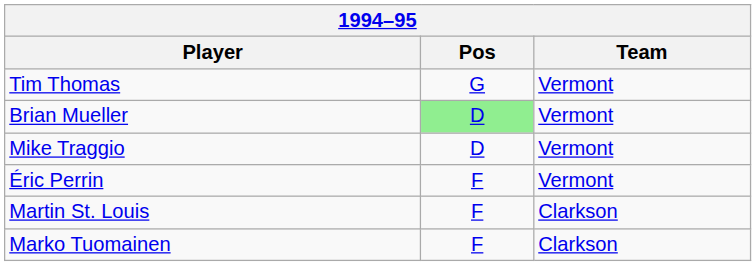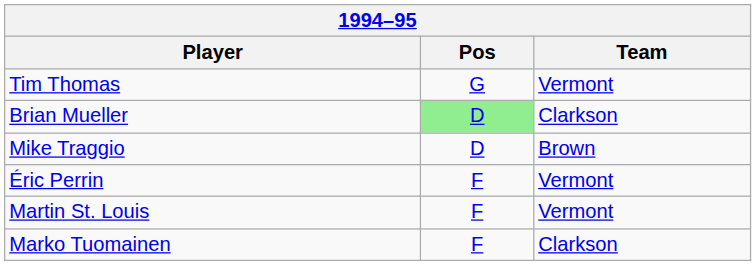(576, 116) Vermont -> (578, 116) Clarkson
(576, 148) Vermont -> (567, 148) Brown
(578, 212) Clarkson -> (576, 212) Vermont
